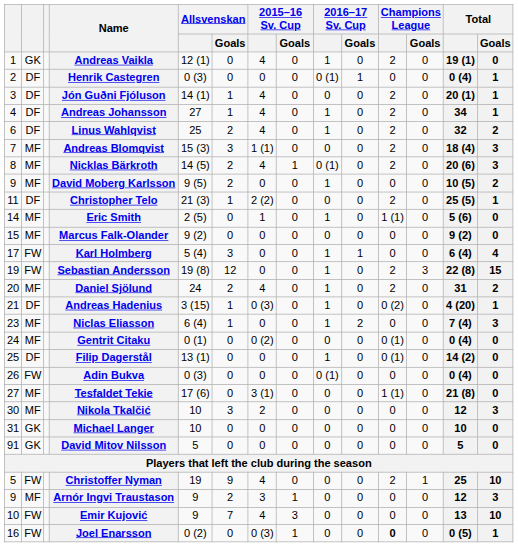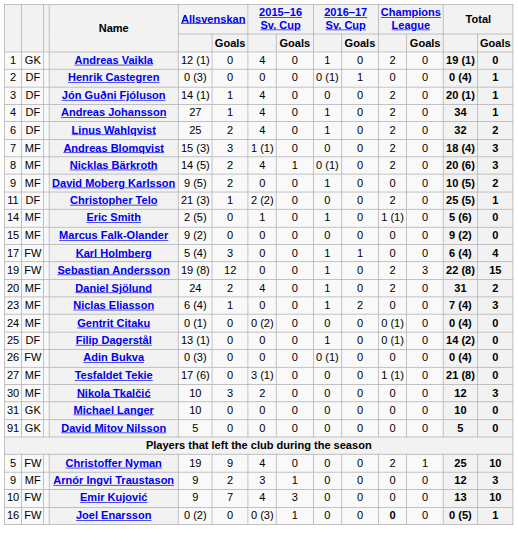- row: (114, 305)
